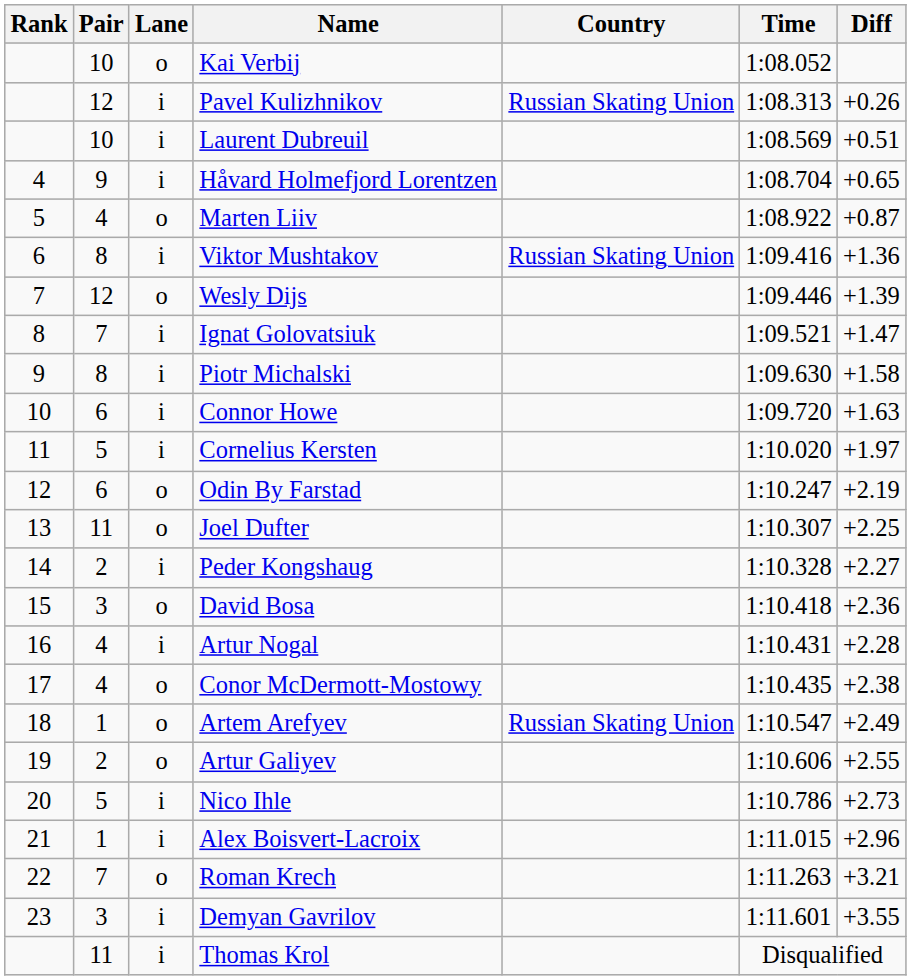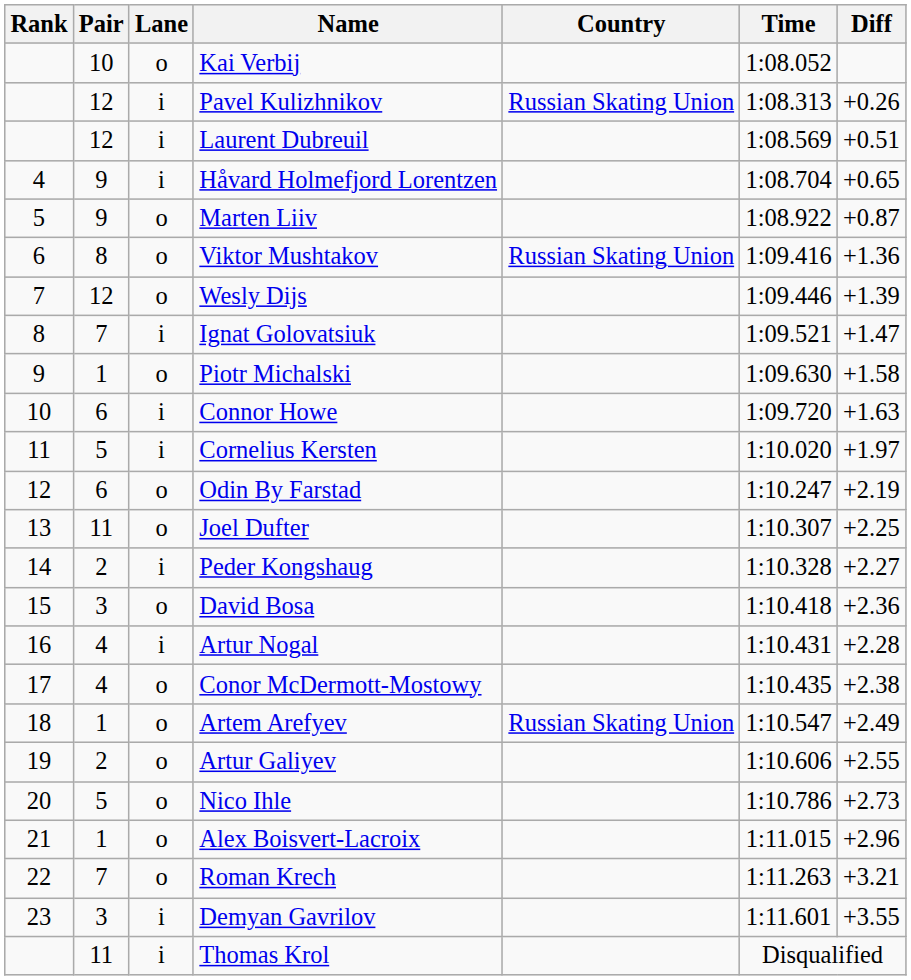(101, 140) 10 -> (101, 140) 12
(101, 218) 4 -> (101, 218) 9
(162, 256) i -> (162, 256) o
(101, 373) 8 -> (101, 373) 1
(162, 373) i -> (162, 373) o
(162, 800) i -> (162, 800) o
(162, 839) i -> (162, 839) o
